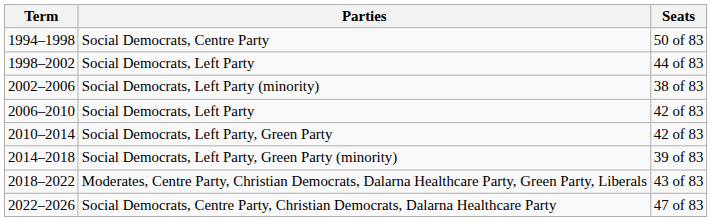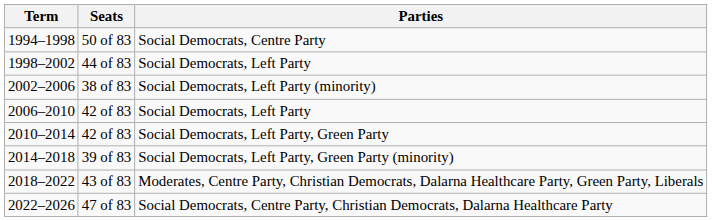columns swapped: (364, 16) <-> (679, 16)
